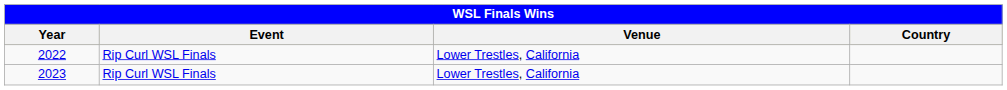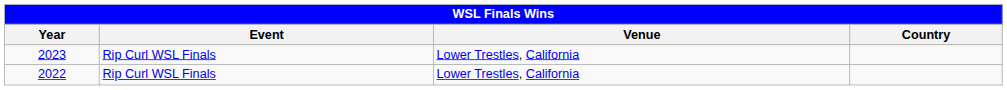rows swapped: (52, 74) <-> (52, 54)
